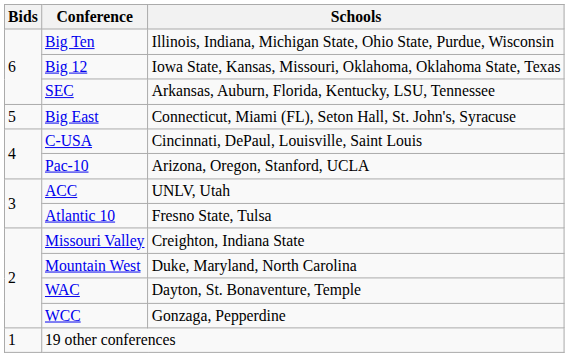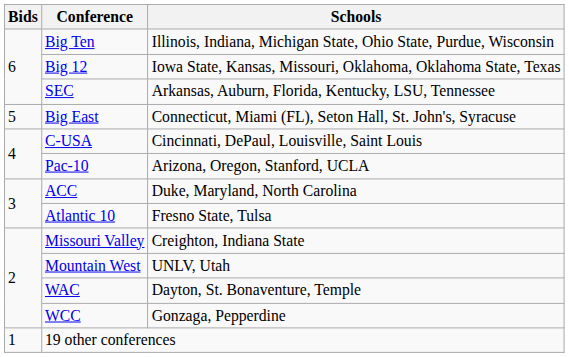(191, 191) UNLV, Utah -> (254, 191) Duke, Maryland, North Carolina
(254, 265) Duke, Maryland, North Carolina -> (191, 265) UNLV, Utah
